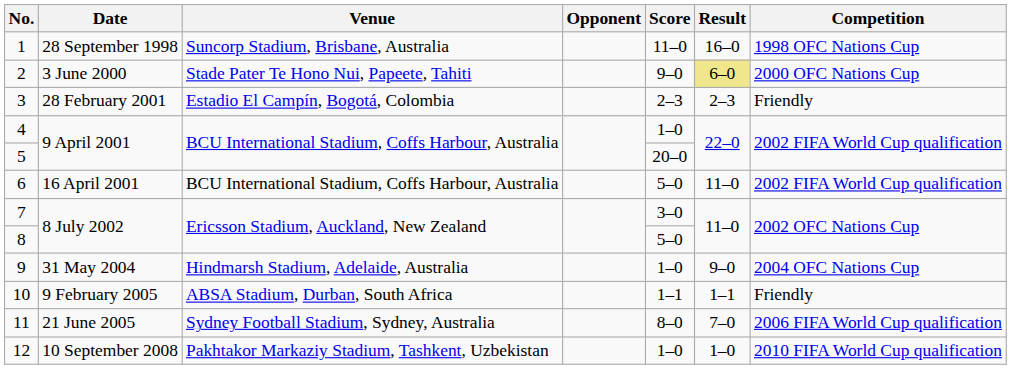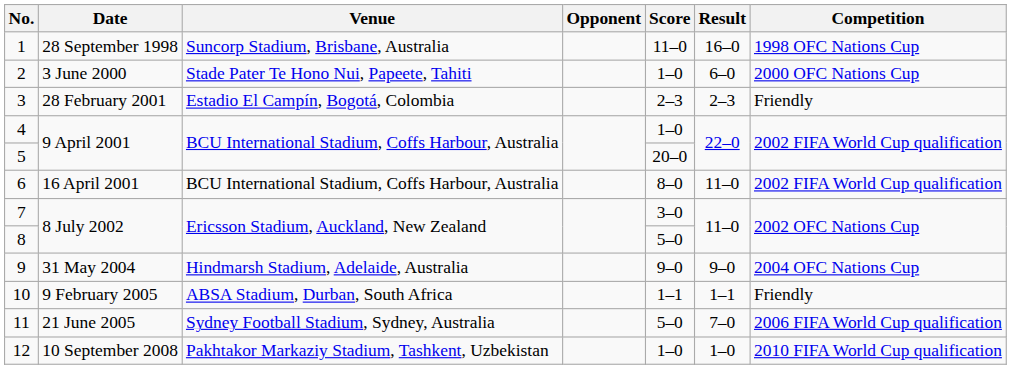(670, 73) 9–0 -> (670, 73) 1–0
(722, 73) khaki background -> (722, 73) no background
(670, 184) 5–0 -> (670, 184) 8–0
(670, 267) 1–0 -> (670, 267) 9–0
(670, 322) 8–0 -> (670, 322) 5–0
